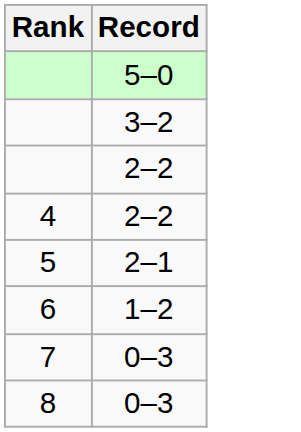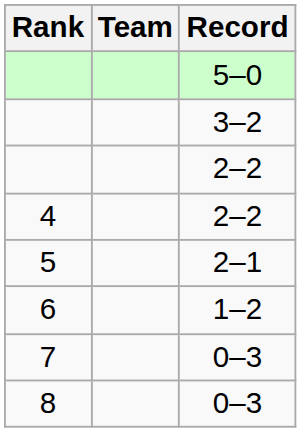+ column: (135, 27)
